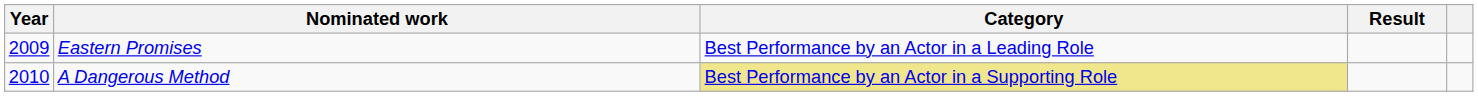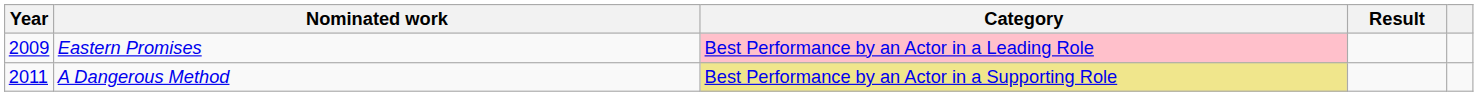(899, 47) no background -> (899, 47) pink background
(29, 76) 2010 -> (28, 76) 2011
